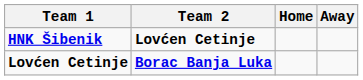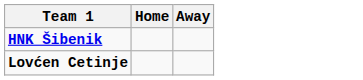- column: (204, 16)
